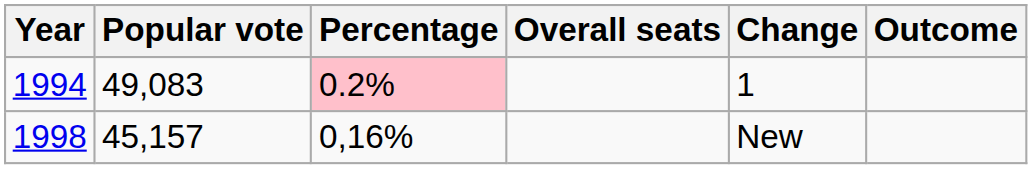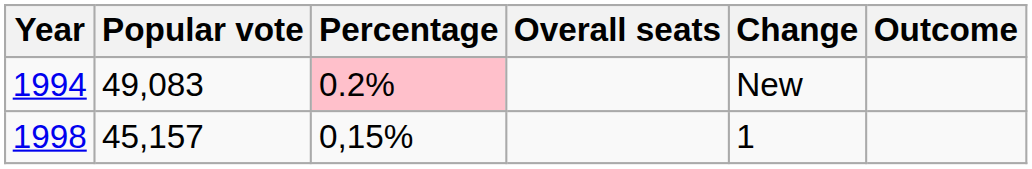(746, 83) 1 -> (770, 83) New
(366, 136) 0,16% -> (366, 136) 0,15%
(770, 136) New -> (746, 136) 1
